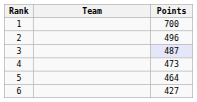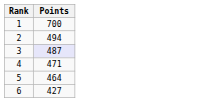- column: (92, 11)
(172, 38) 496 -> (54, 38) 494
(172, 64) 473 -> (54, 64) 471
